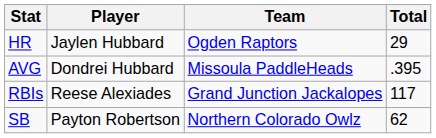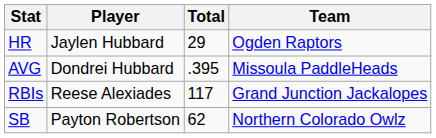columns swapped: (285, 17) <-> (409, 17)
